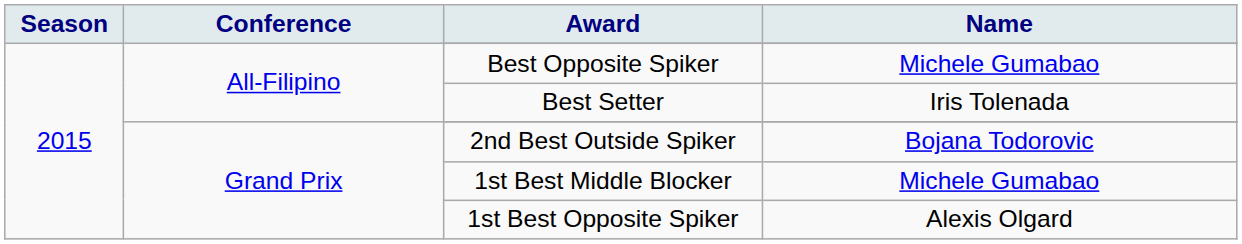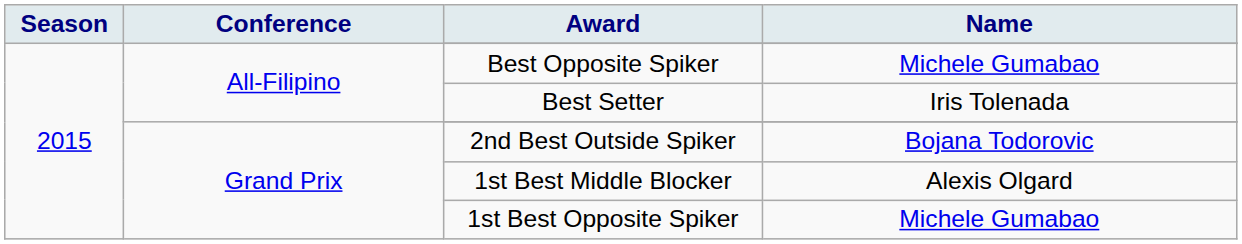(999, 180) Michele Gumabao -> (999, 180) Alexis Olgard
(999, 219) Alexis Olgard -> (999, 219) Michele Gumabao
